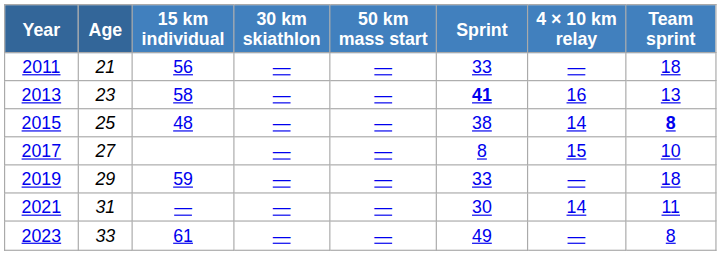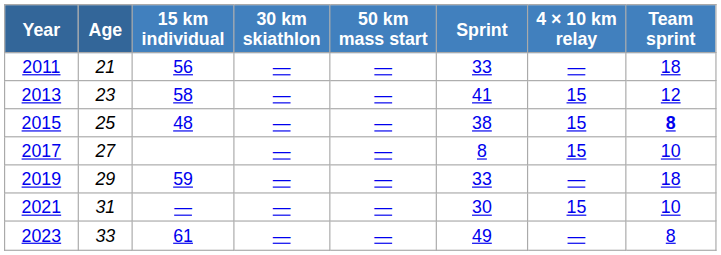(482, 95) bold -> (482, 95) normal
(576, 95) 16 -> (576, 95) 15
(671, 95) 13 -> (671, 95) 12
(576, 123) 14 -> (576, 123) 15
(576, 208) 14 -> (576, 208) 15
(671, 208) 11 -> (671, 208) 10
